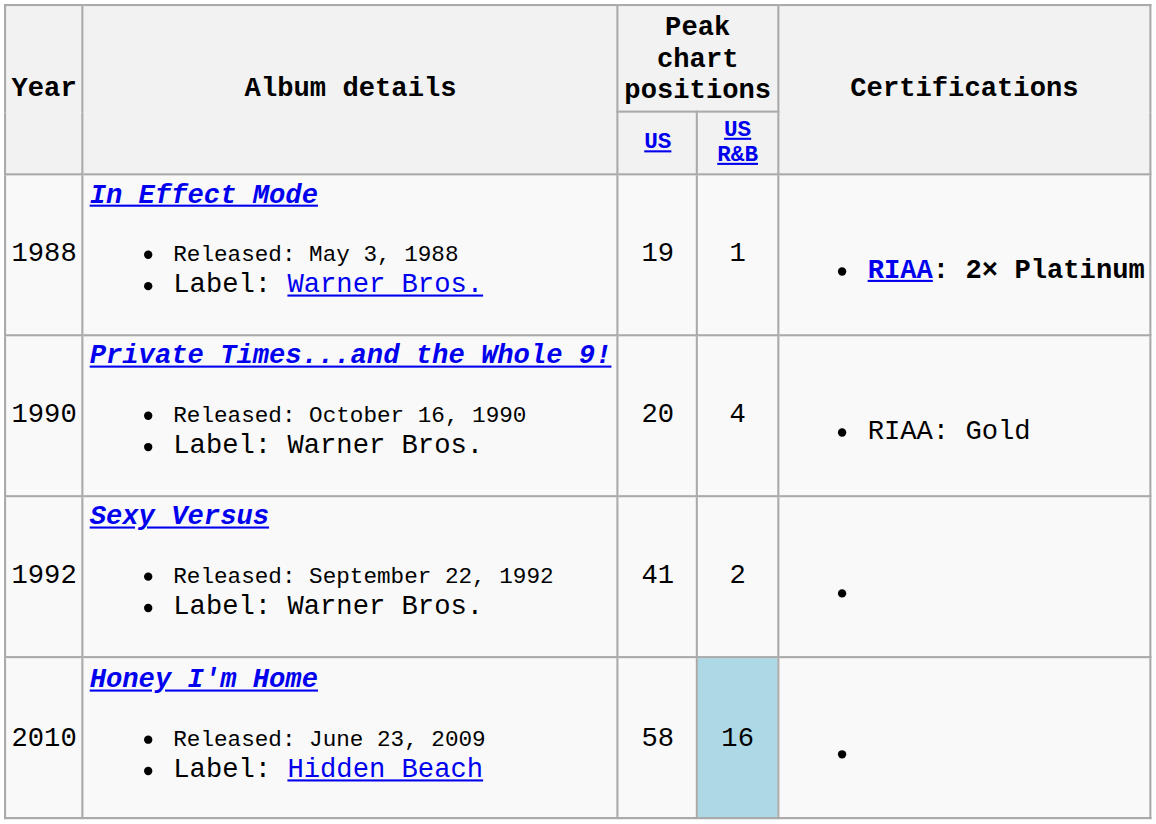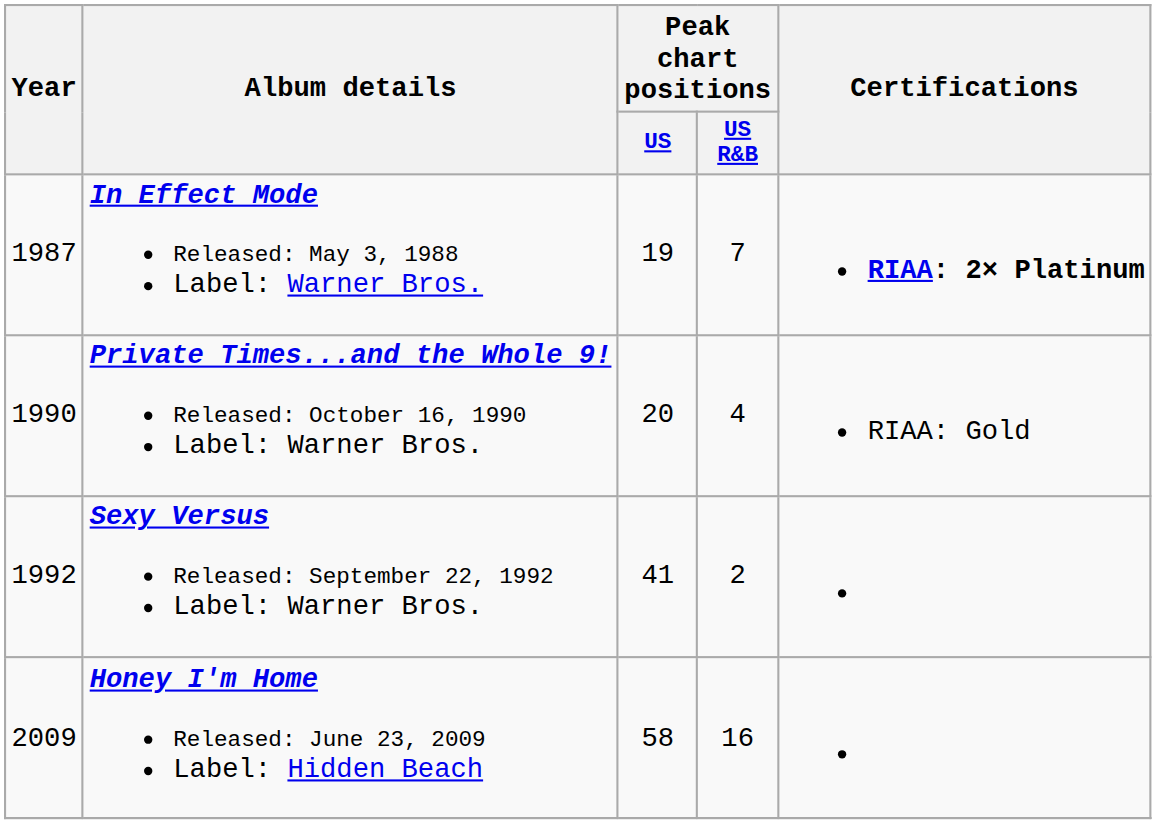(44, 254) 1988 -> (44, 254) 1987
(738, 254) 1 -> (738, 254) 7
(44, 738) 2010 -> (44, 738) 2009
(738, 738) lightblue background -> (738, 738) no background
